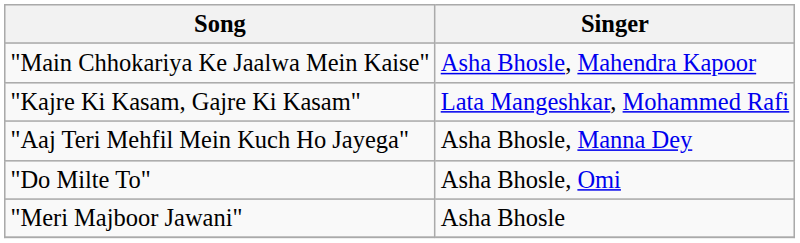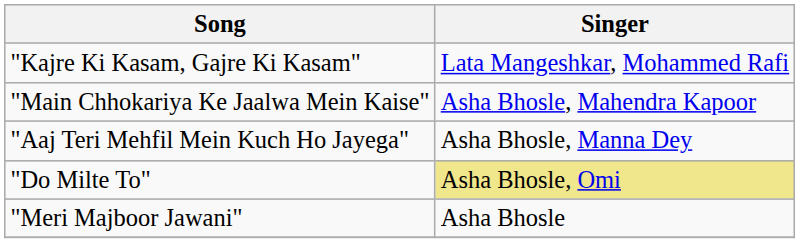rows swapped: (186, 101) <-> (220, 62)
(531, 179) no background -> (531, 179) khaki background
